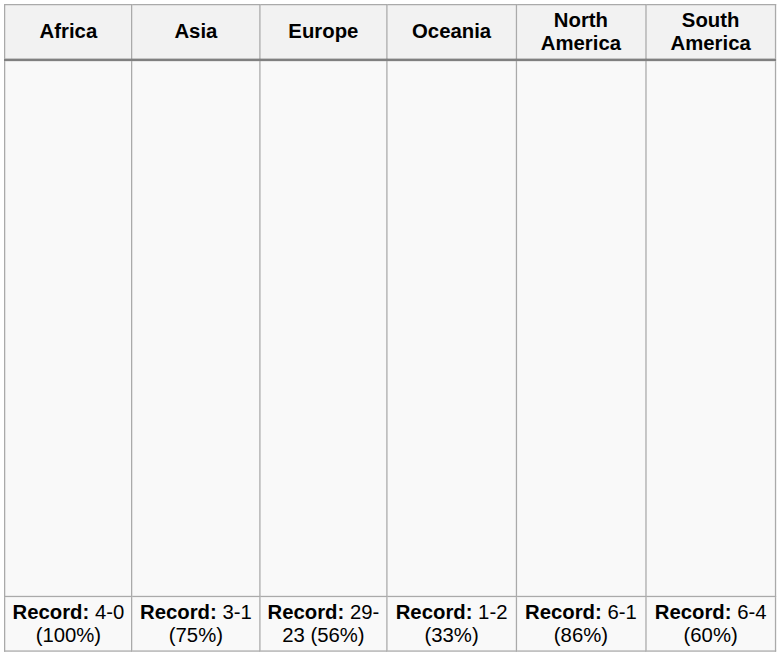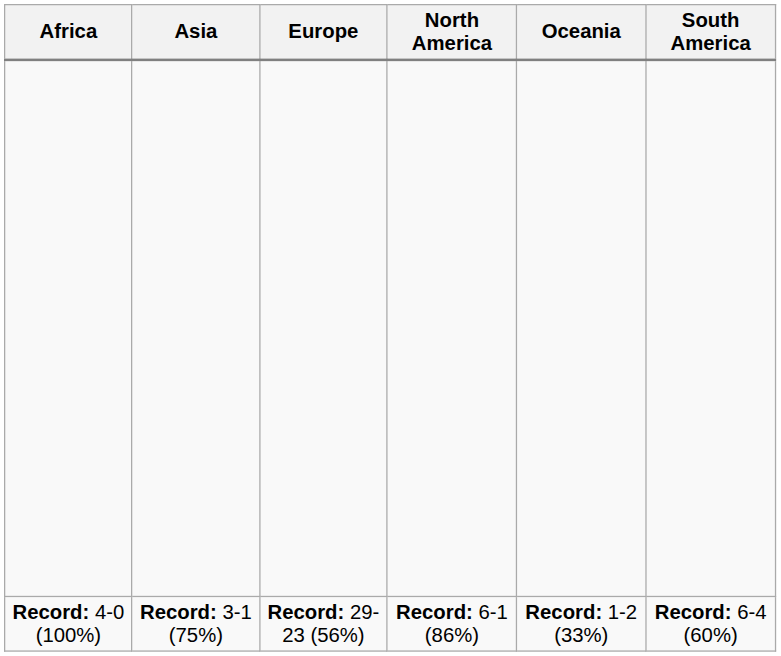columns swapped: (581, 32) <-> (452, 32)
